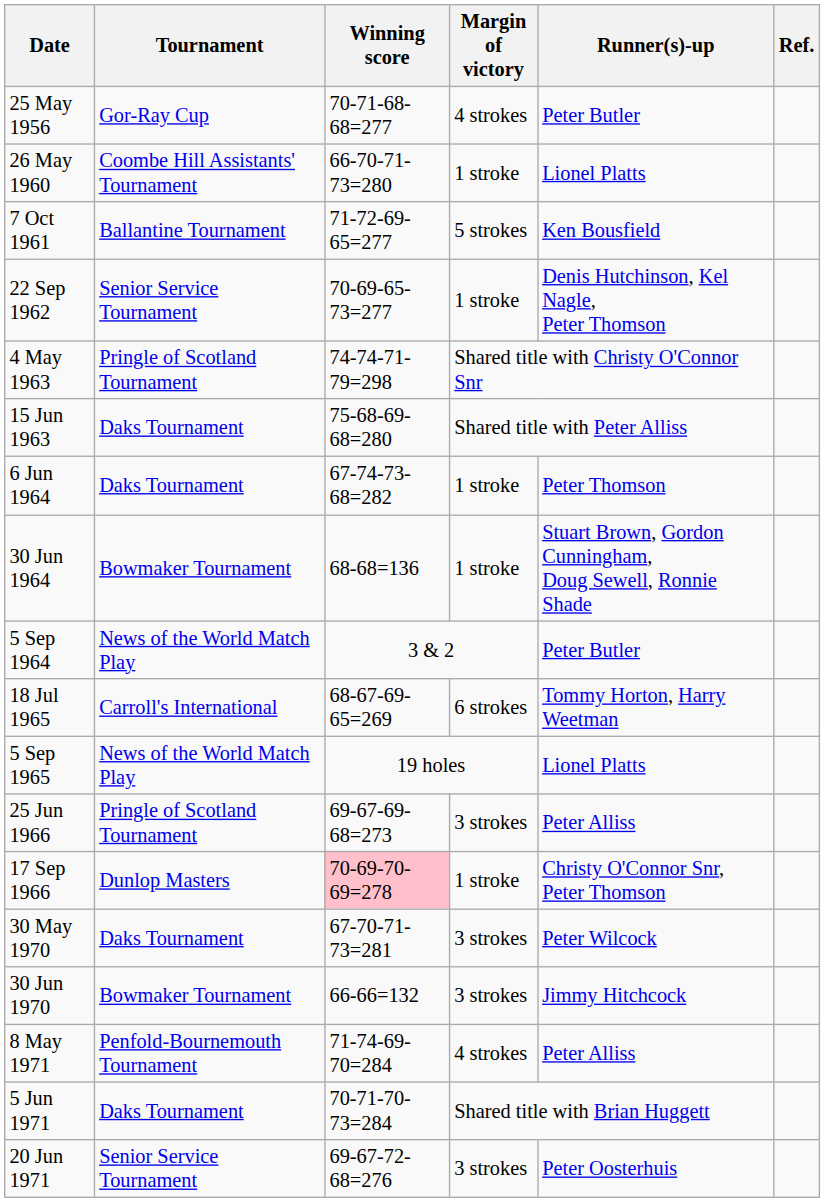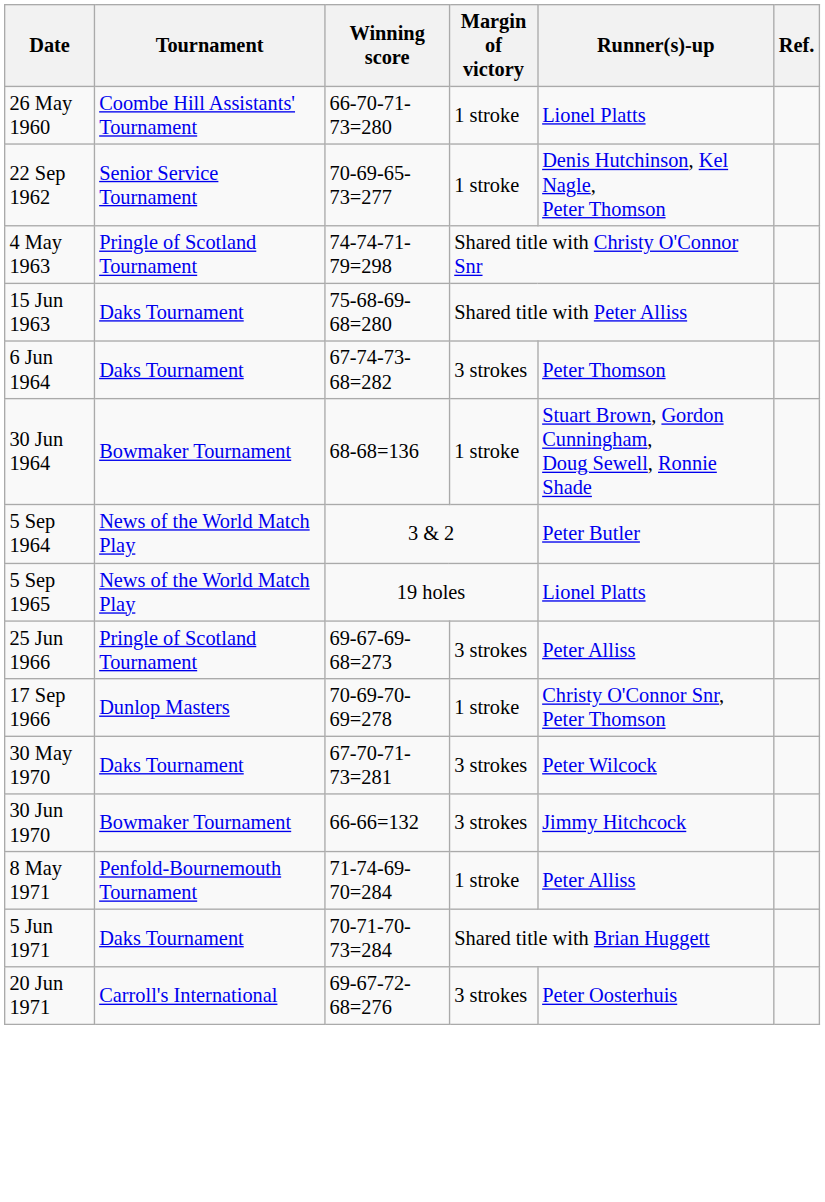- row: (41, 115)
- row: (32, 230)
(487, 485) 1 stroke -> (491, 370) 3 strokes
- row: (34, 707)
(370, 880) pink background -> (370, 707) no background
(491, 1053) 4 strokes -> (487, 880) 1 stroke
(159, 1168) Senior Service Tournament -> (188, 995) Carroll's International
